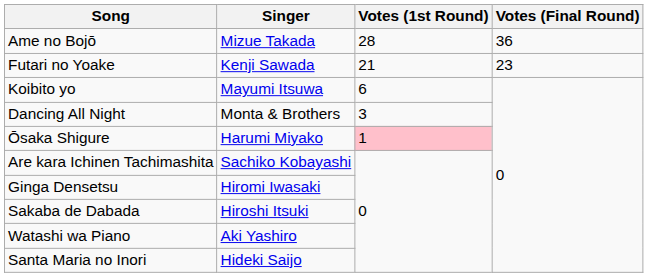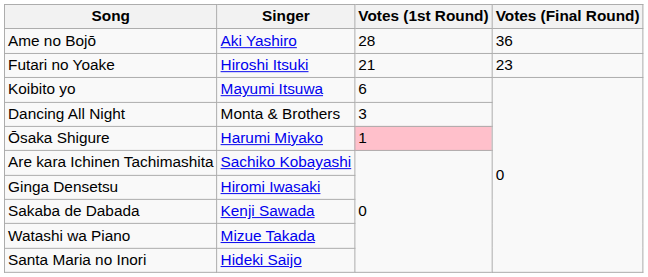(268, 41) Mizue Takada -> (259, 41) Aki Yashiro
(268, 65) Kenji Sawada -> (265, 65) Hiroshi Itsuki
(265, 211) Hiroshi Itsuki -> (268, 211) Kenji Sawada
(259, 235) Aki Yashiro -> (268, 235) Mizue Takada
